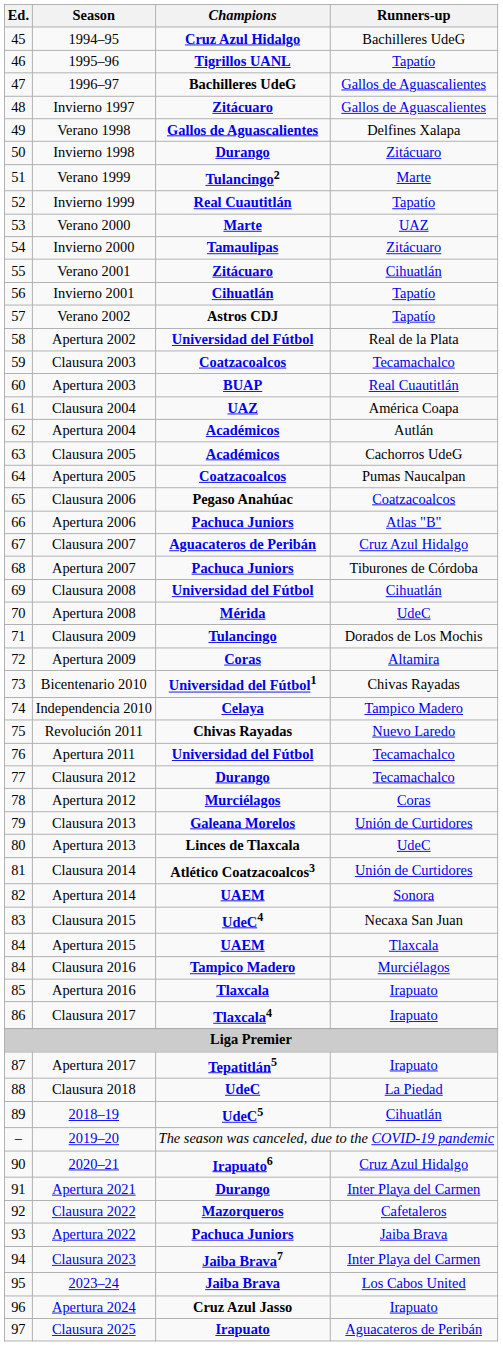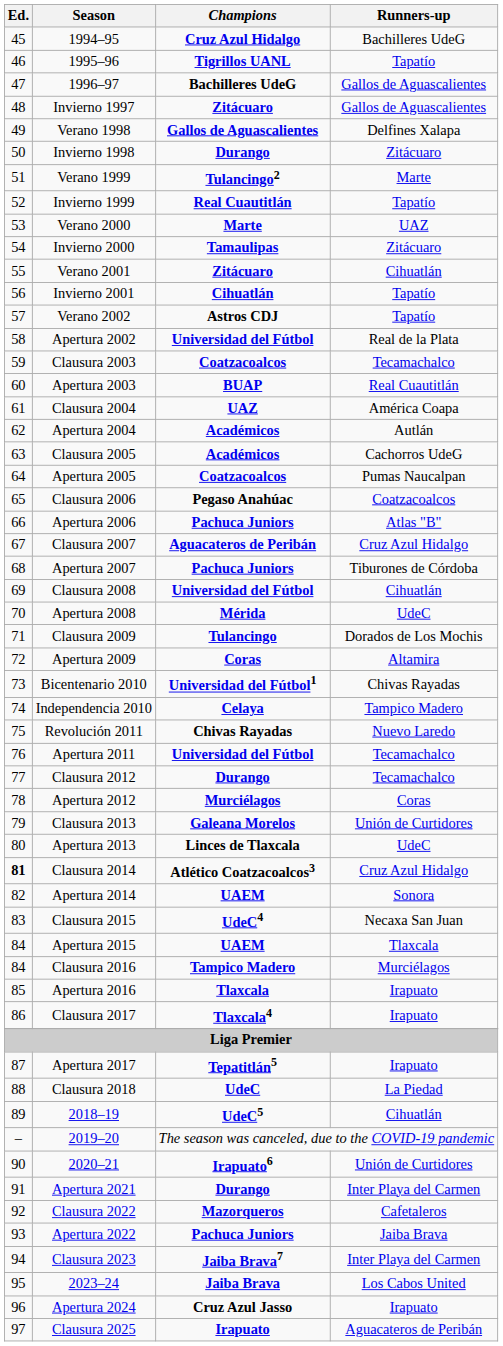(18, 870) normal -> (18, 870) bold
(414, 870) Unión de Curtidores -> (414, 870) Cruz Azul Hidalgo
(414, 1164) Cruz Azul Hidalgo -> (414, 1164) Unión de Curtidores
